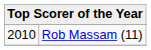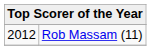(22, 34) 2010 -> (22, 34) 2012
